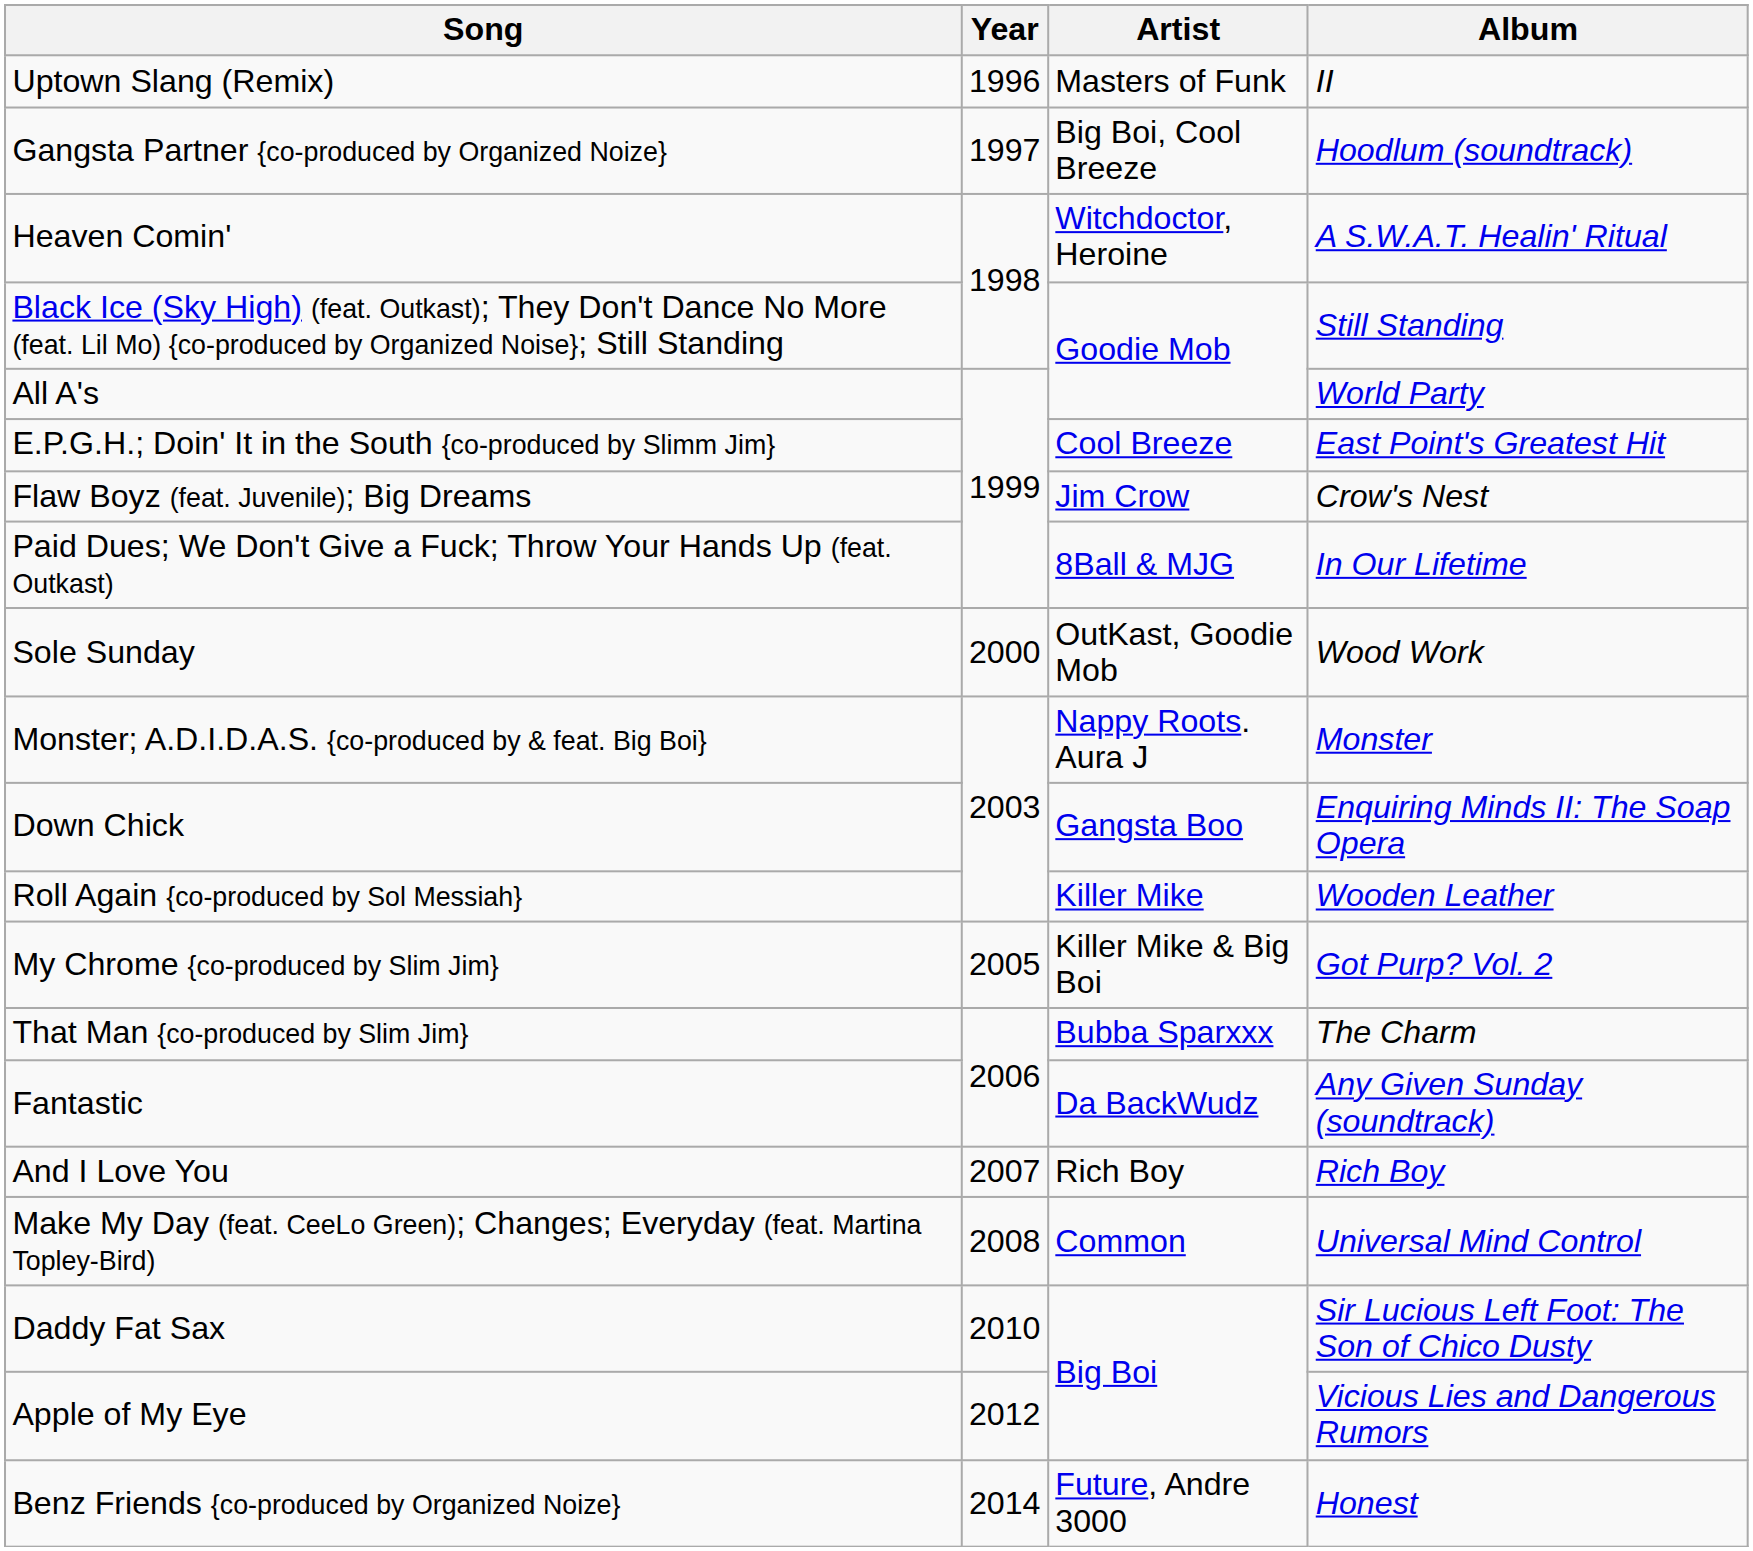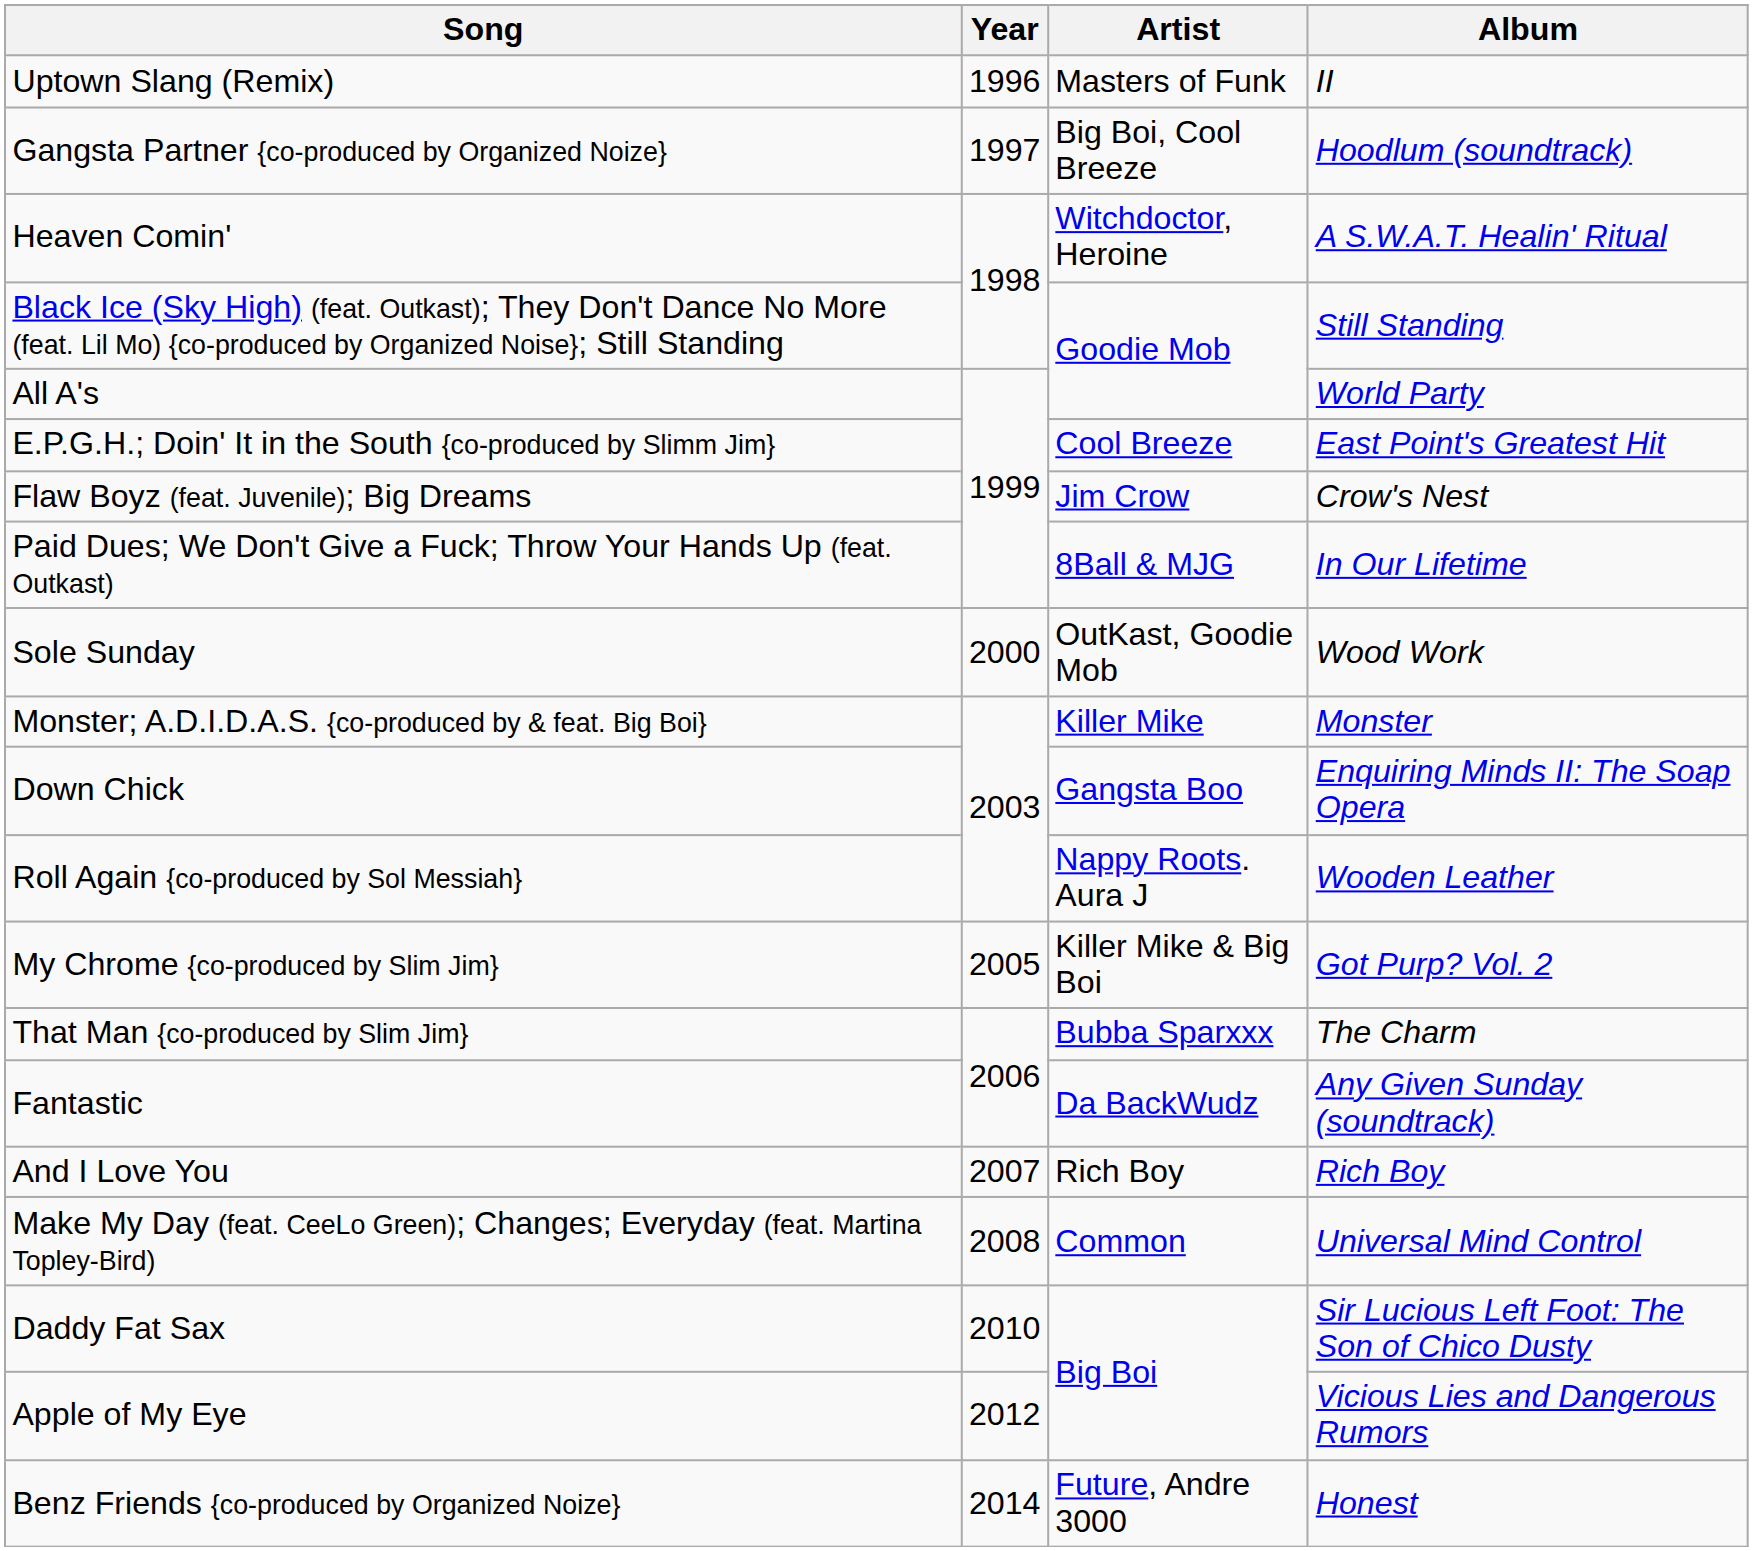(1153, 739) Nappy Roots. Aura J -> (1129, 720) Killer Mike
(1129, 895) Killer Mike -> (1153, 877) Nappy Roots. Aura J
